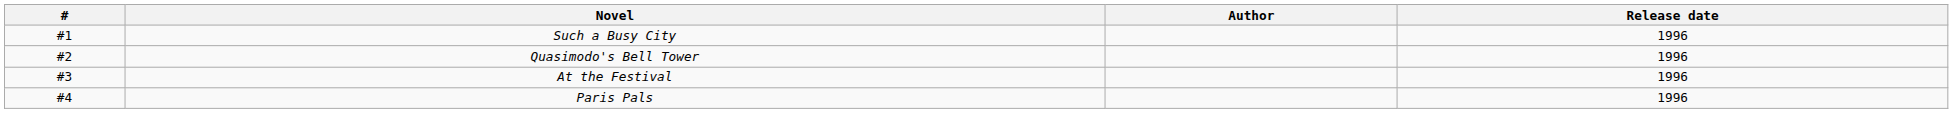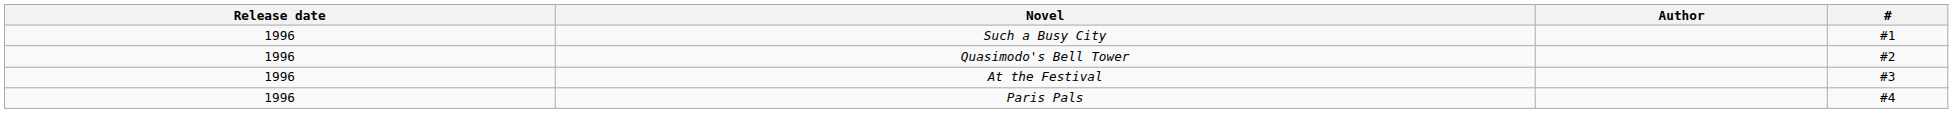columns swapped: (65, 15) <-> (1673, 15)
